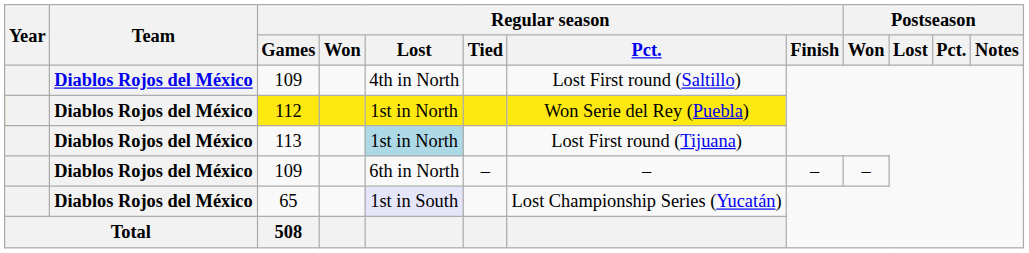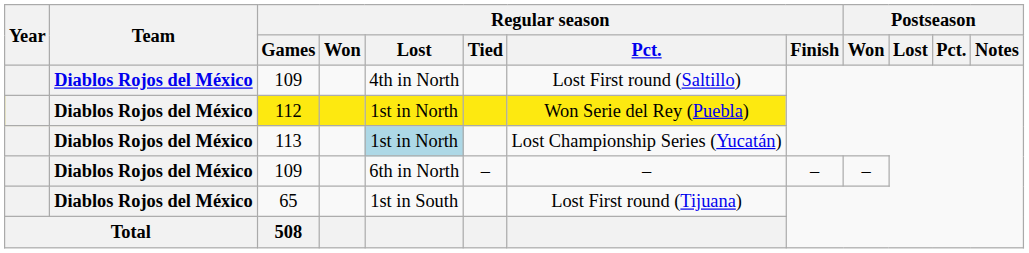(647, 141) Lost First round (Tijuana) -> (647, 141) Lost Championship Series (Yucatán)
(414, 201) lavender background -> (414, 201) no background
(647, 201) Lost Championship Series (Yucatán) -> (647, 201) Lost First round (Tijuana)
